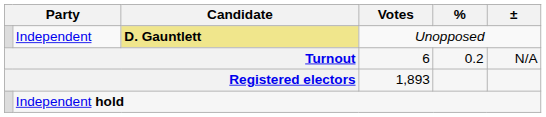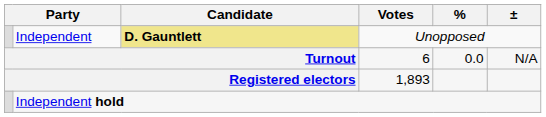(474, 58) 0.2 -> (474, 58) 0.0
